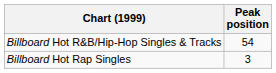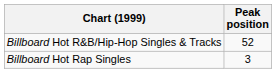(248, 42) 54 -> (248, 42) 52
